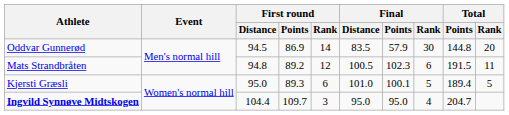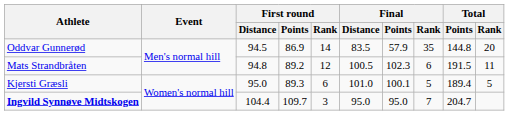(429, 48) 30 -> (429, 48) 35
(429, 101) 4 -> (429, 101) 7
